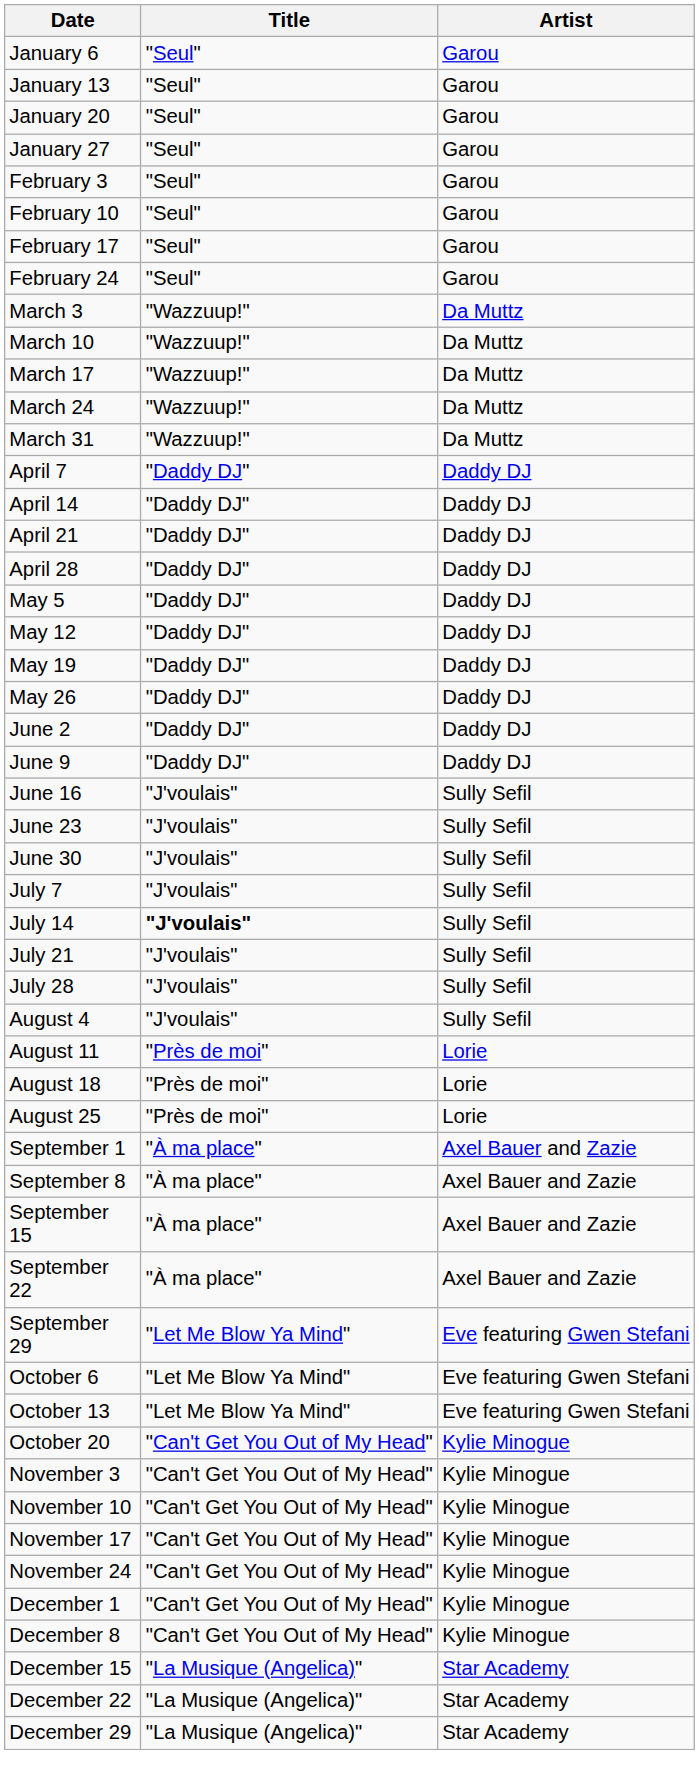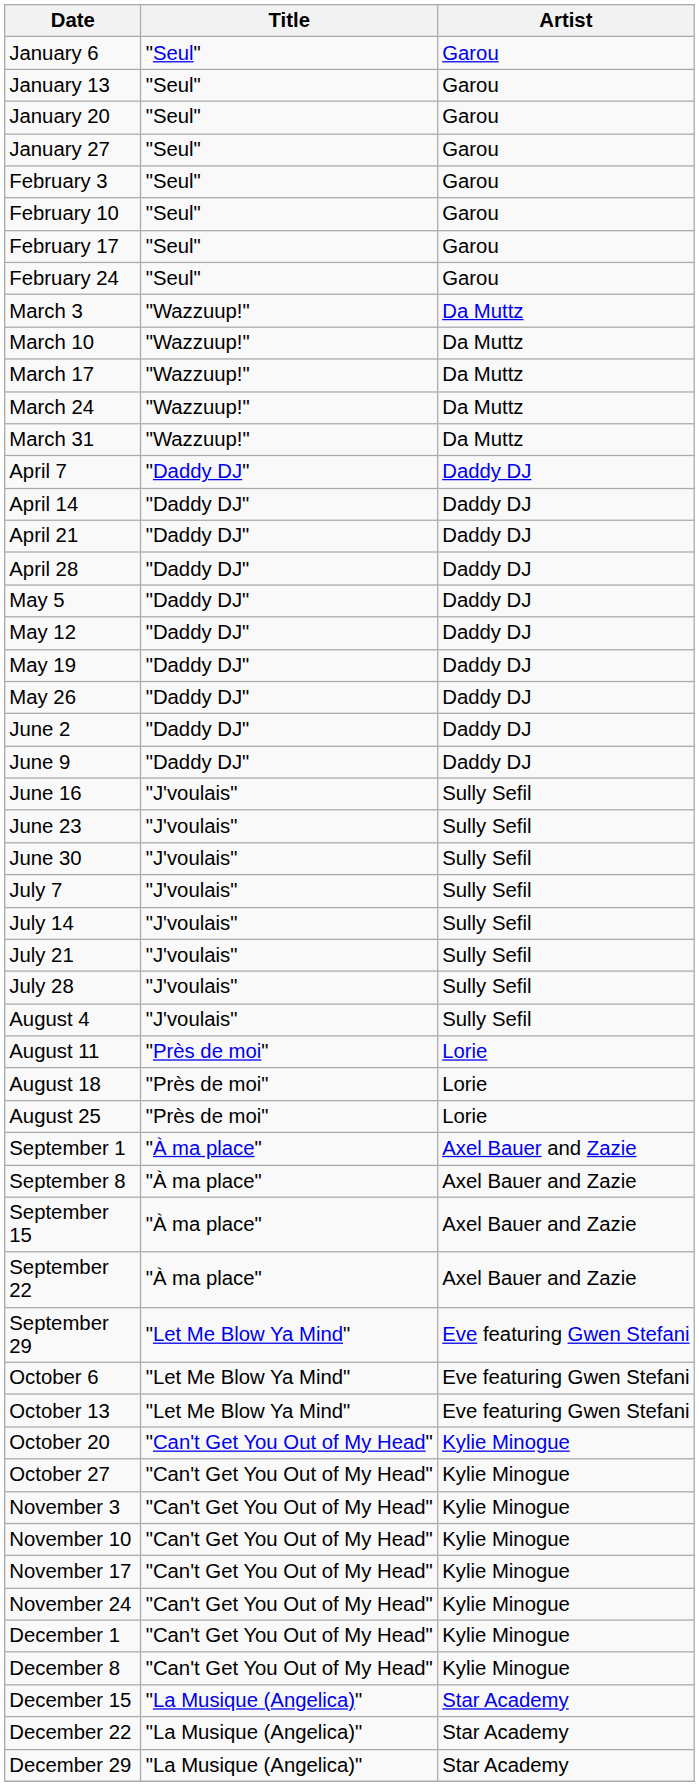(198, 922) bold -> (192, 922) normal
+ row: (60, 1474)
